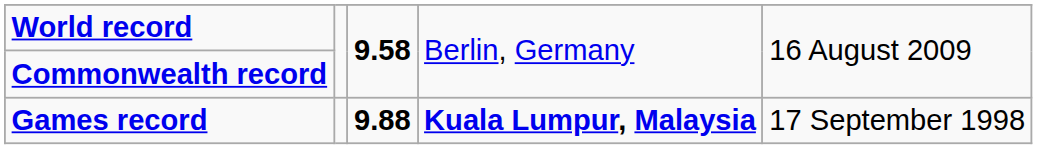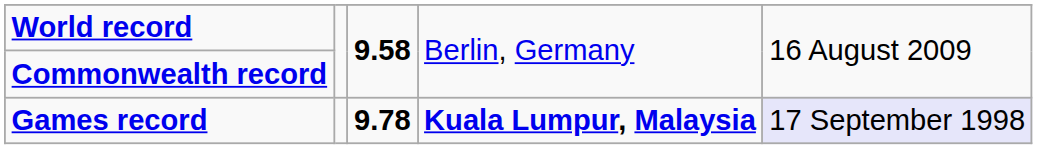(382, 119) 9.88 -> (382, 119) 9.78
(897, 119) no background -> (897, 119) lavender background
